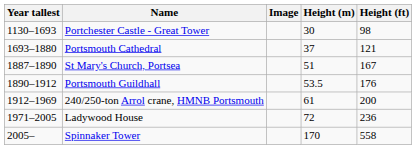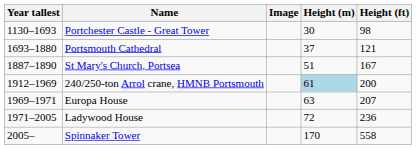- row: (113, 83)
(309, 100) no background -> (309, 83) lightblue background
+ row: (96, 100)
